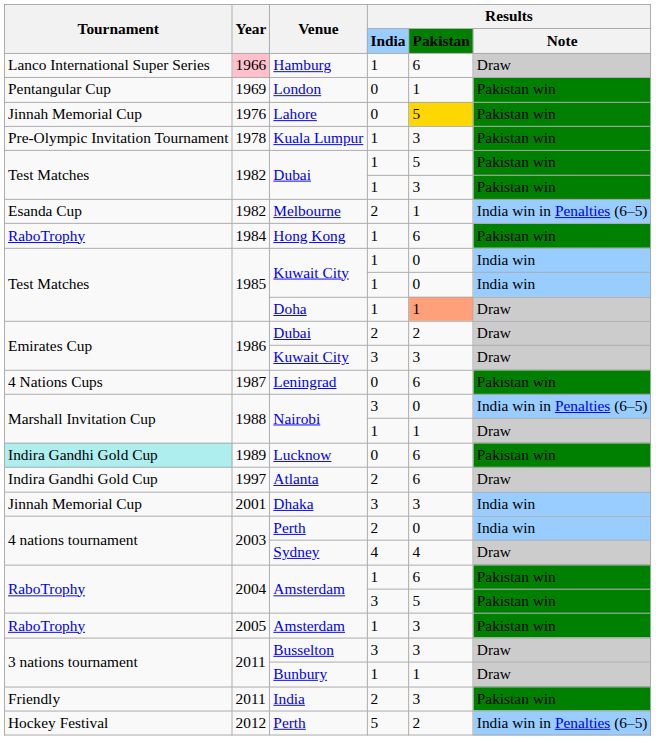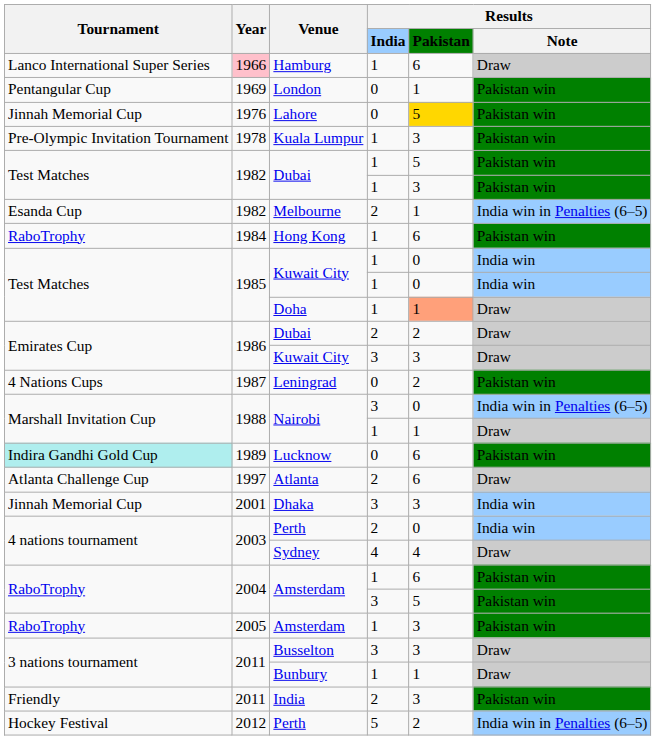(416, 382) 6 -> (416, 382) 2
(83, 479) Indira Gandhi Gold Cup -> (78, 479) Atlanta Challenge Cup
